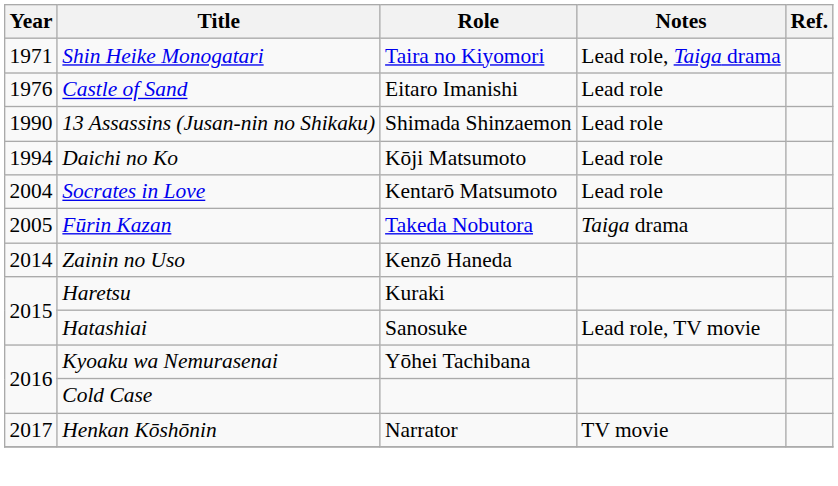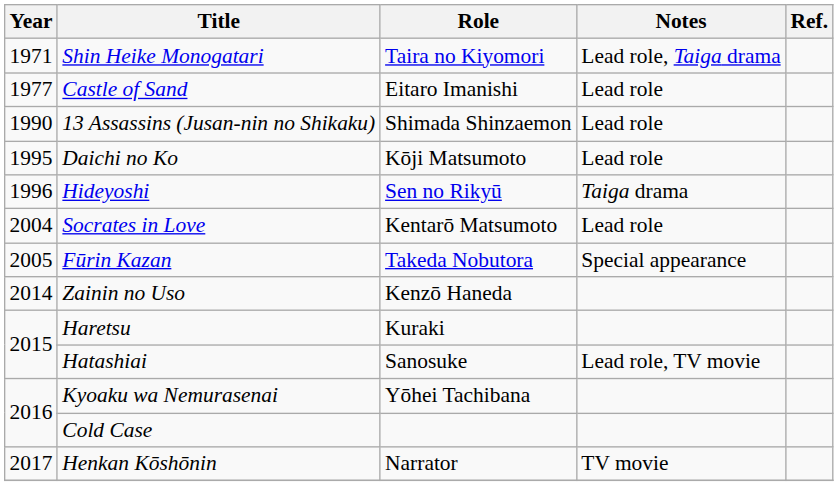(31, 89) 1976 -> (31, 89) 1977
(31, 157) 1994 -> (31, 157) 1995
+ row: (106, 191)
(635, 225) Taiga drama -> (664, 259) Special appearance
